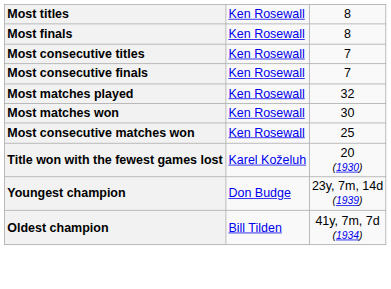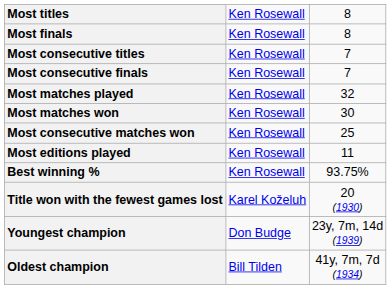+ row: (69, 152)
+ row: (53, 172)
